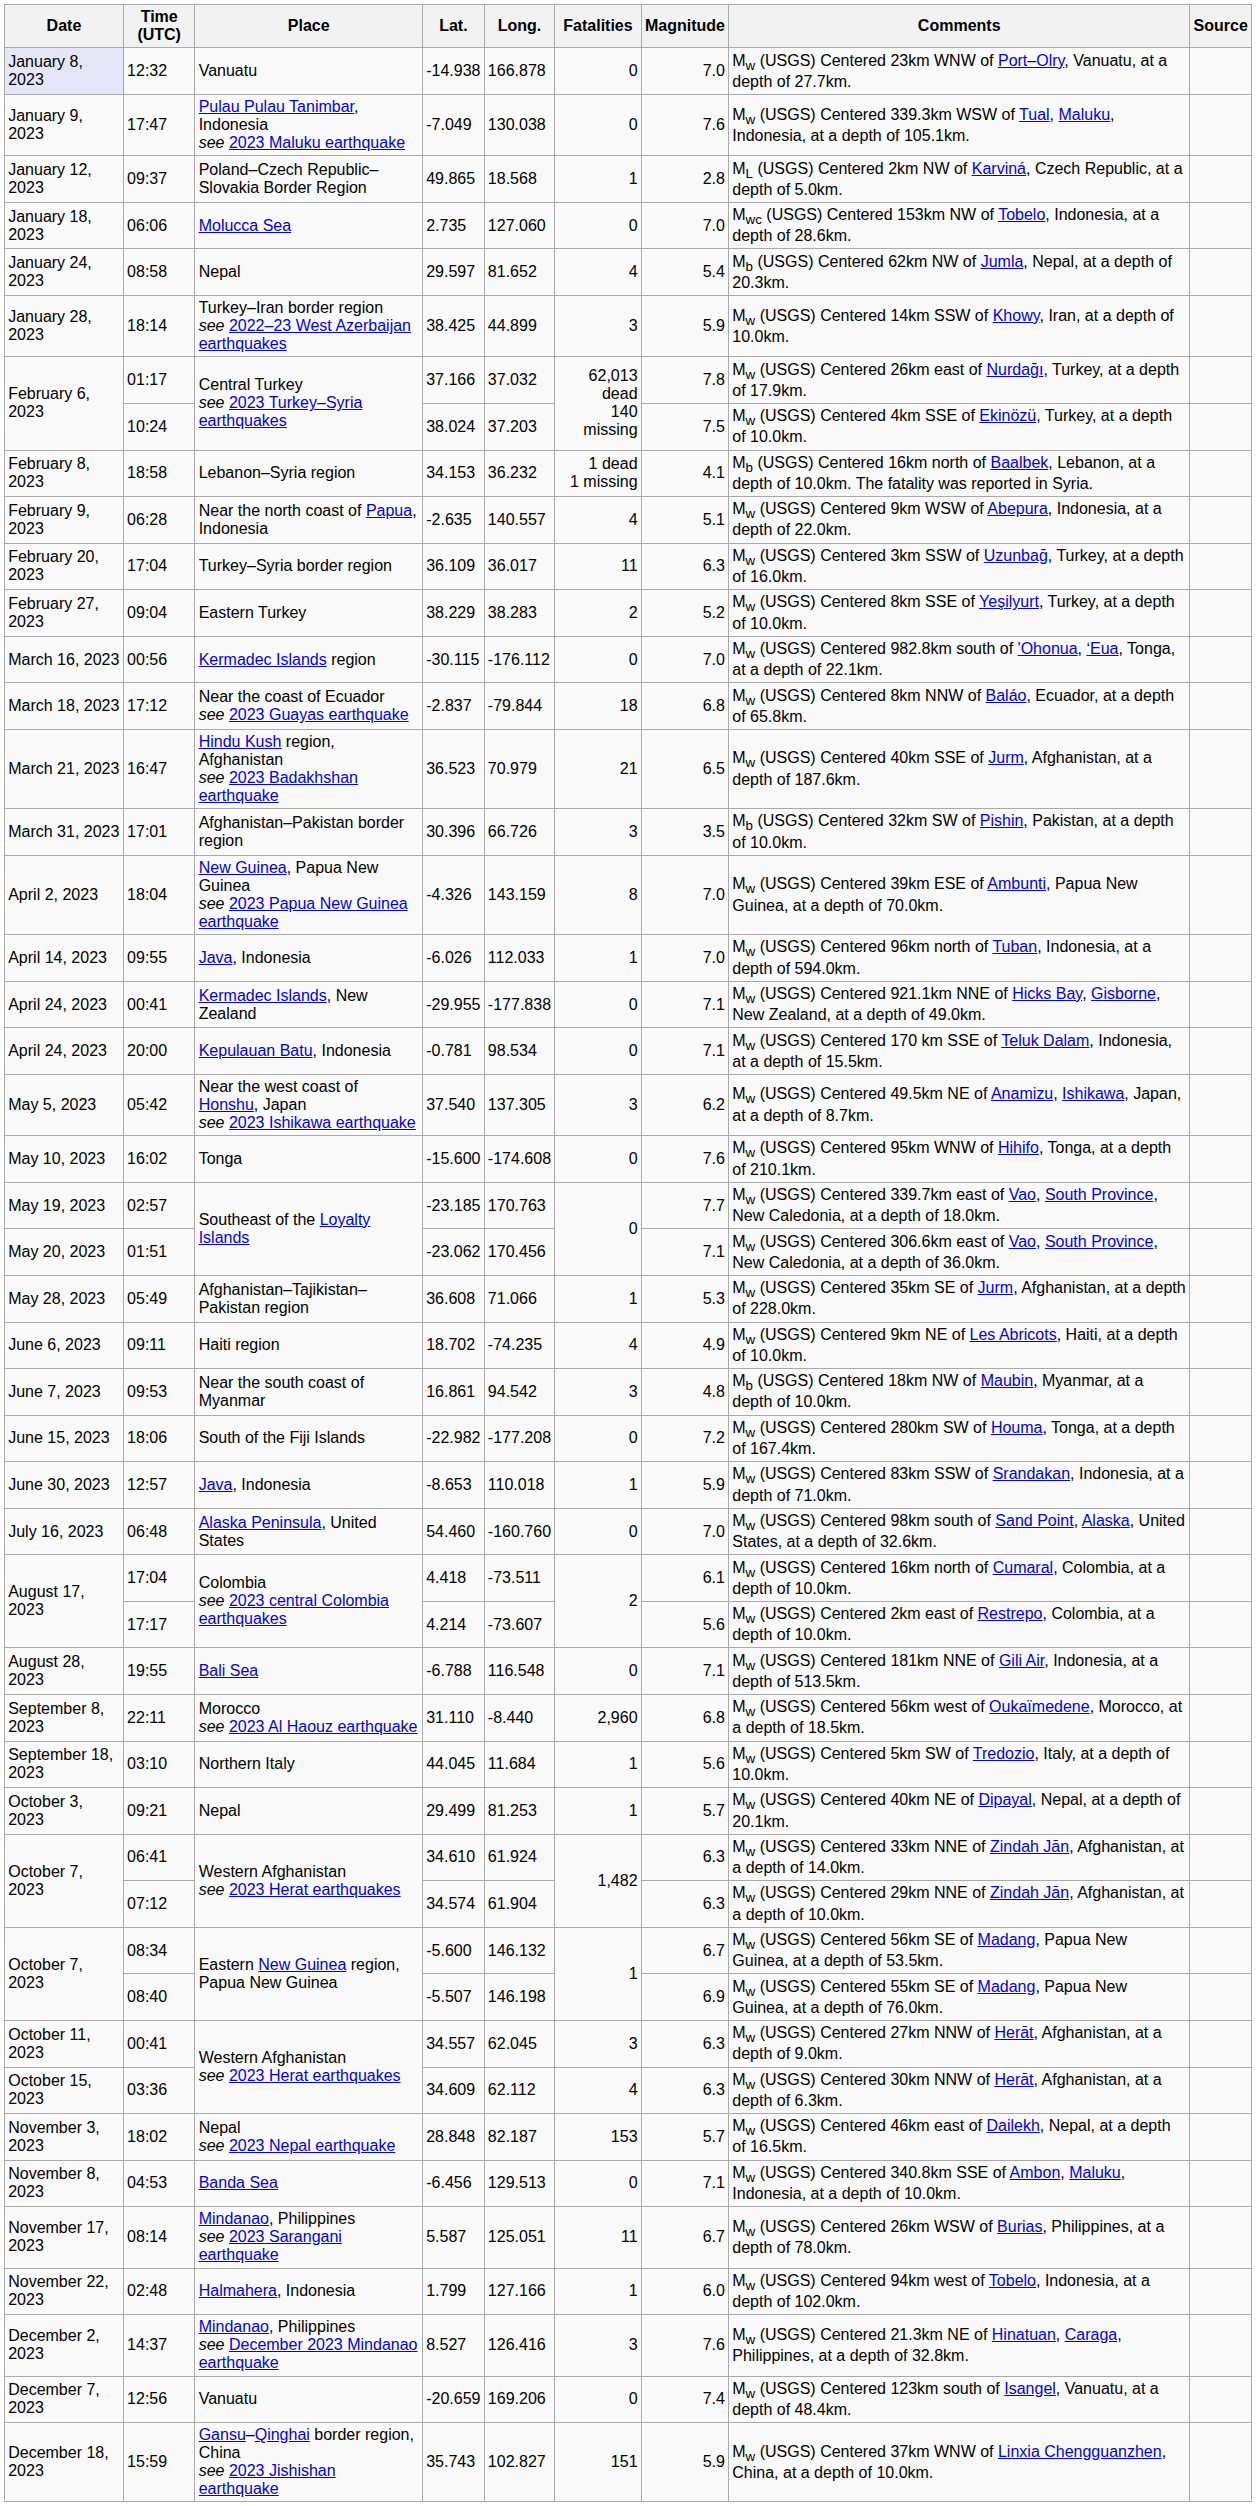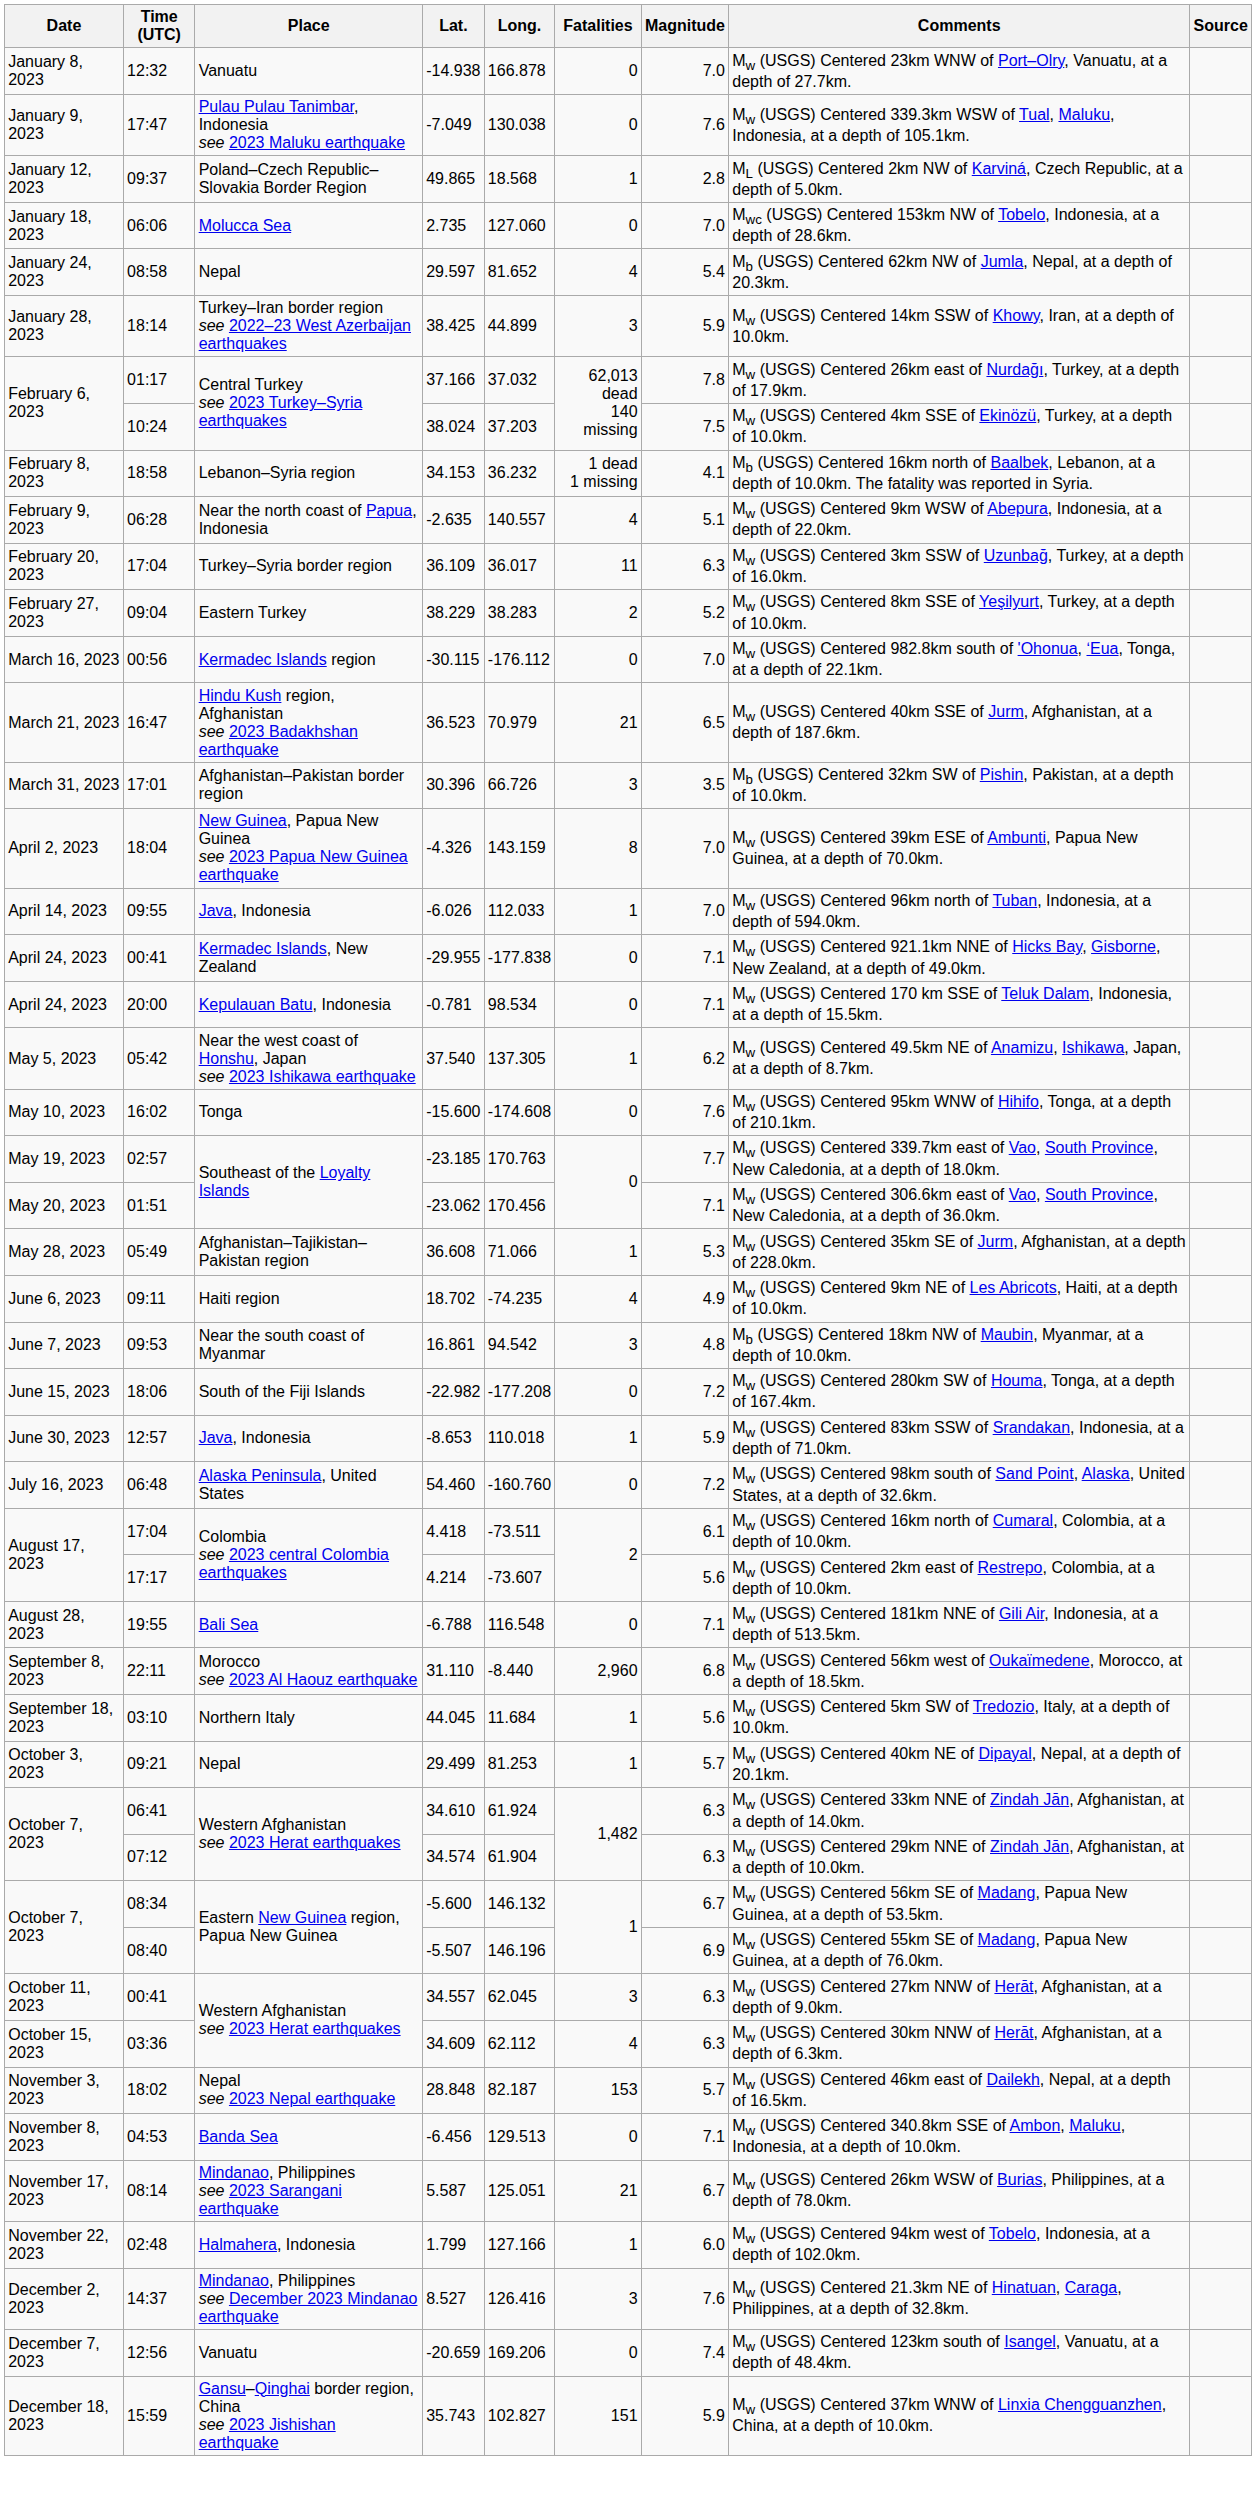(46, 71) lavender background -> (46, 71) no background
- row: (449, 706)
(633, 1105) 3 -> (633, 1058) 1
(714, 1531) 7.0 -> (714, 1484) 7.2
(517, 1997) 146.198 -> (517, 1950) 146.196
(629, 2237) 11 -> (629, 2190) 21
